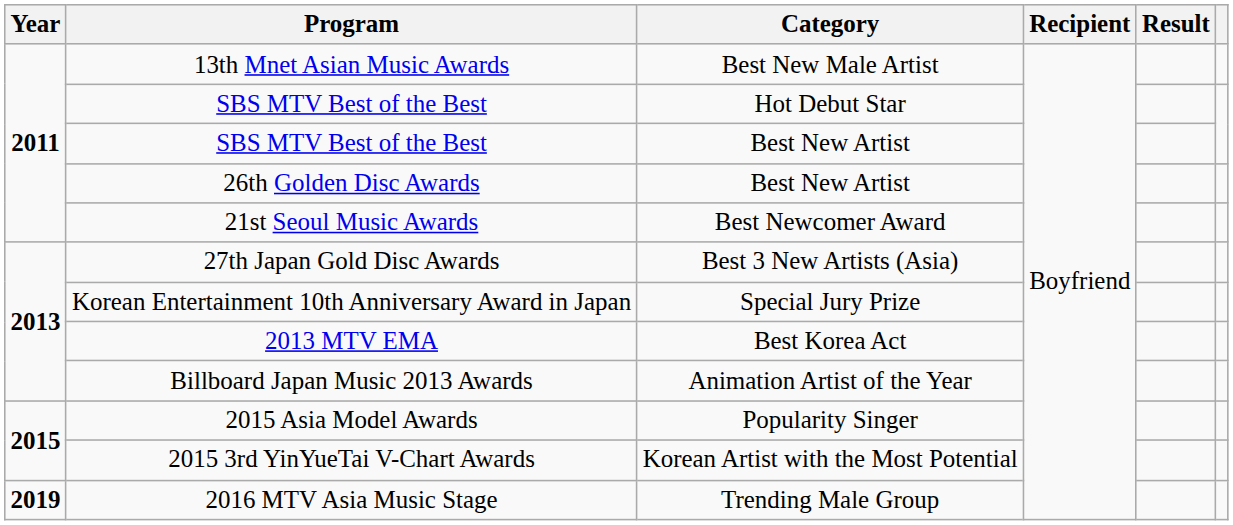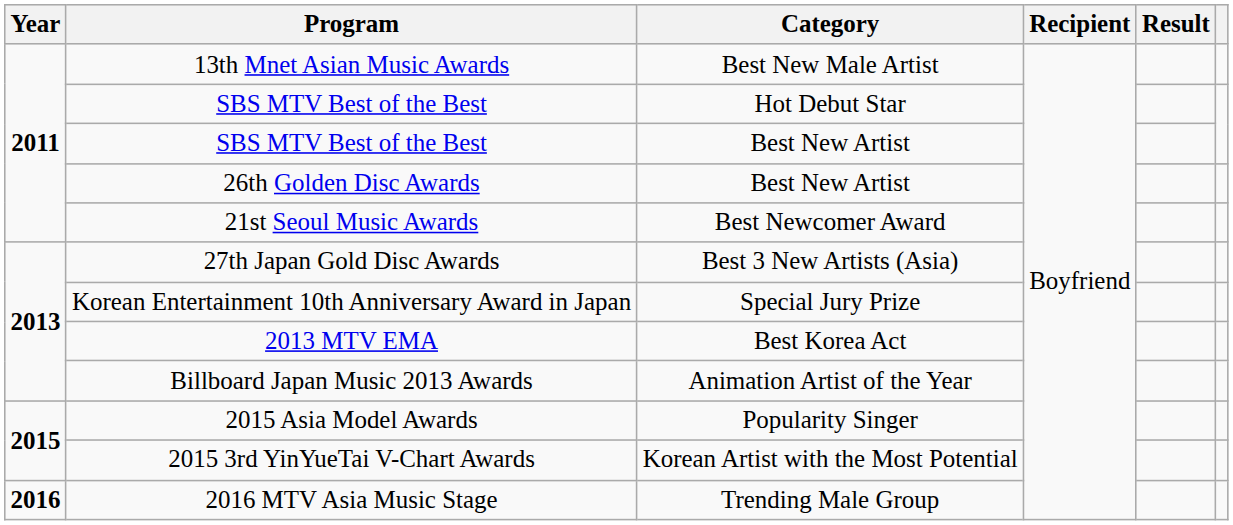(35, 499) 2019 -> (35, 499) 2016
